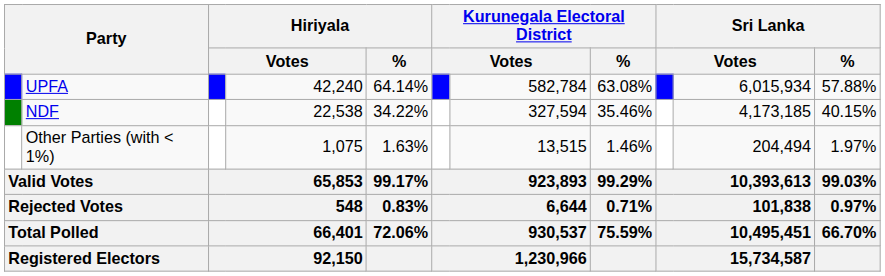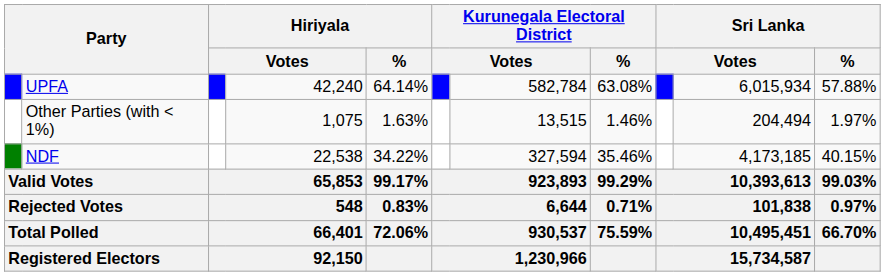rows swapped: (42, 112) <-> (100, 147)
